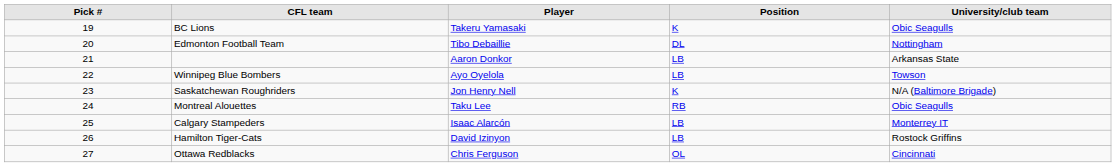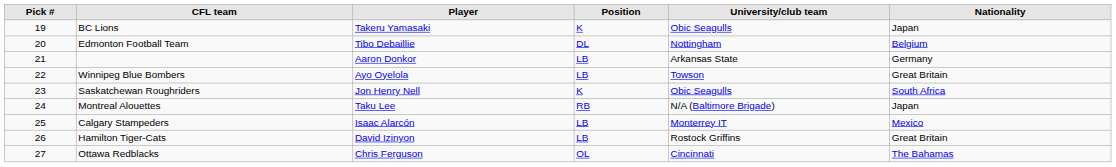+ column: (1000, 12)
(944, 91) N/A (Baltimore Brigade) -> (701, 91) Obic Seagulls
(922, 106) Obic Seagulls -> (723, 106) N/A (Baltimore Brigade)
